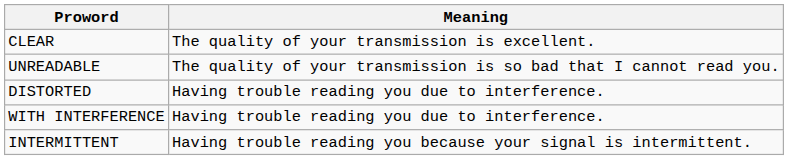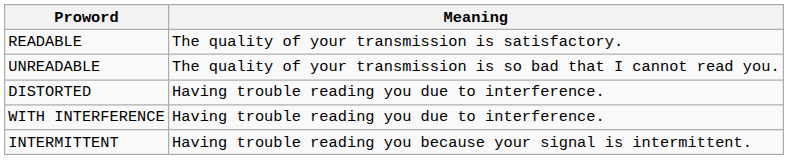- row: (31, 42)
+ row: (45, 42)
